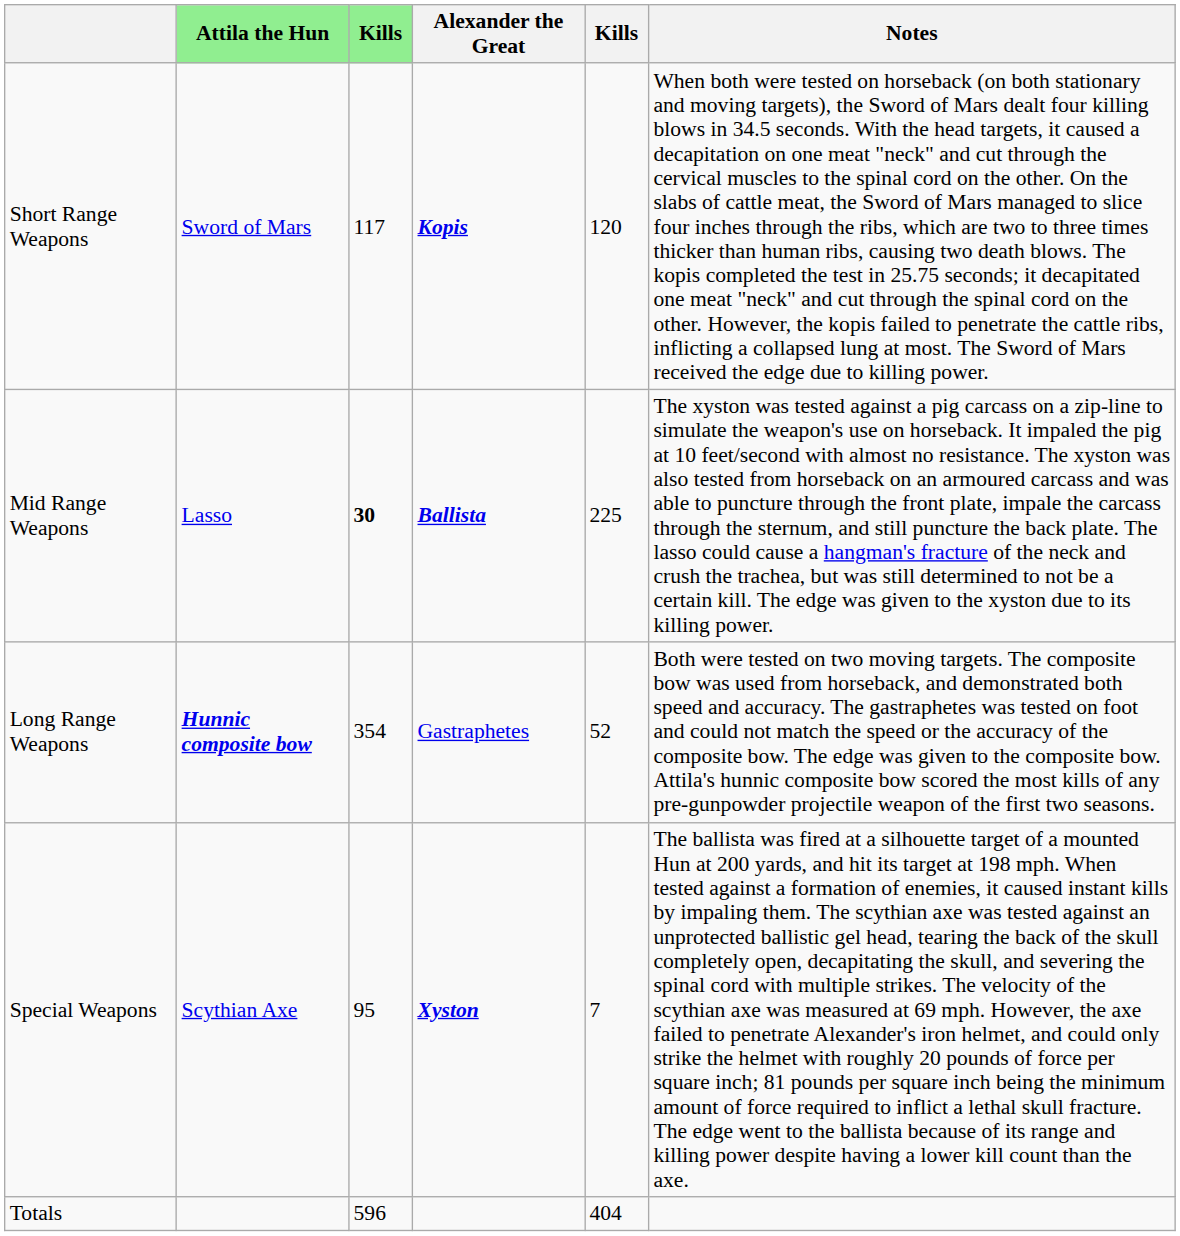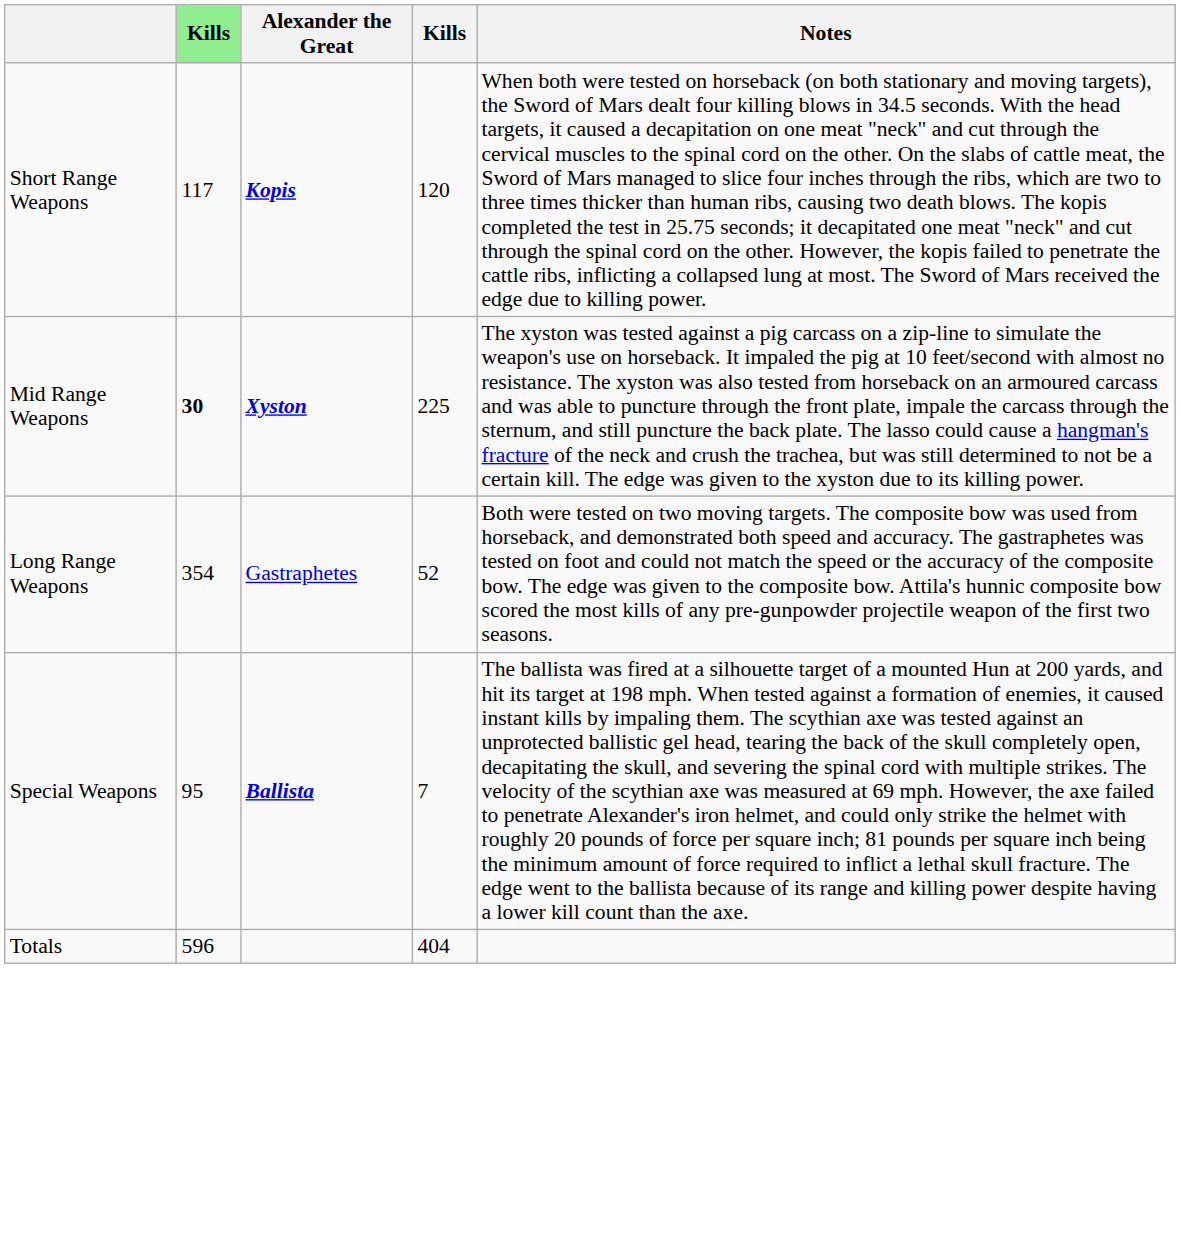- column: (263, 33)
(452, 515) Ballista -> (276, 406) Xyston
(448, 1009) Xyston -> (280, 790) Ballista
